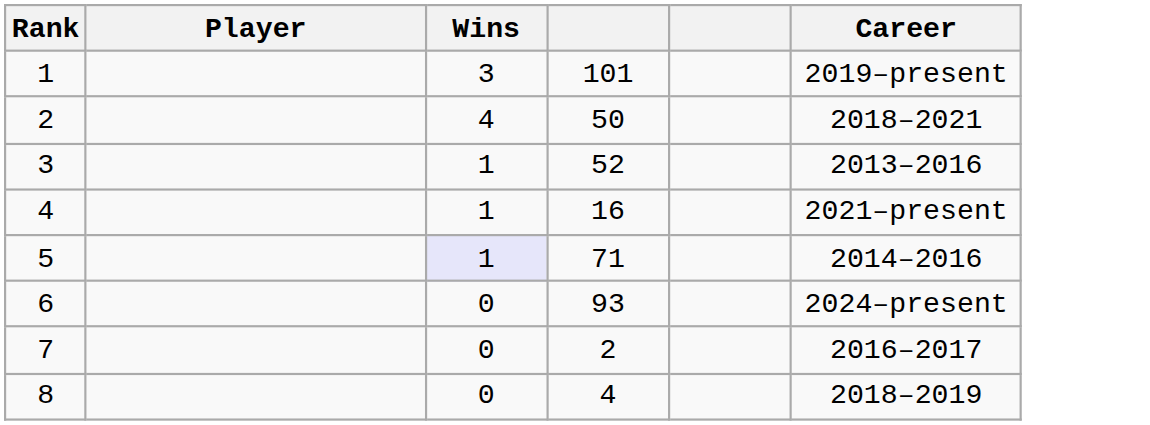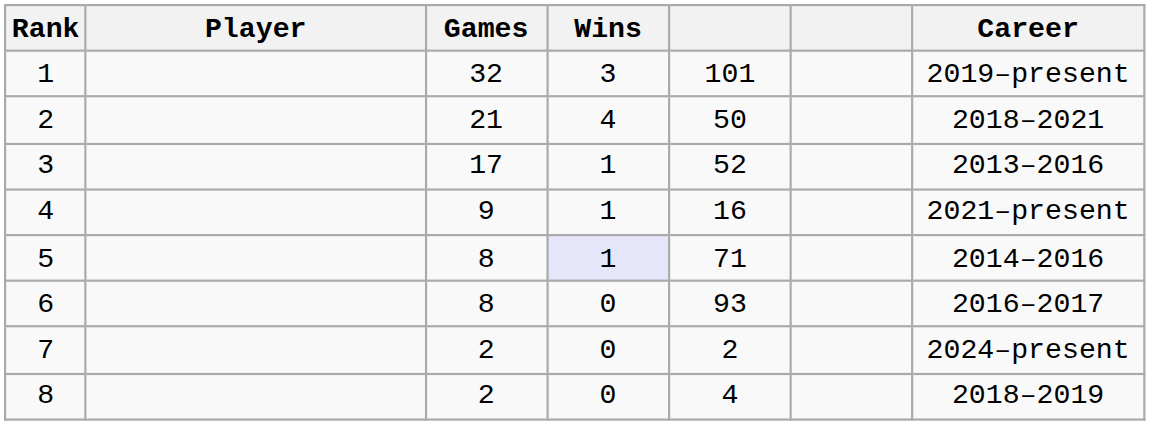+ column: (486, 28)
(906, 304) 2024–present -> (1028, 304) 2016–2017
(906, 350) 2016–2017 -> (1028, 350) 2024–present
